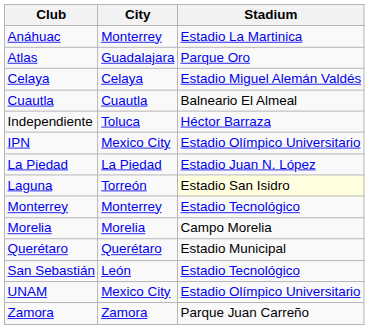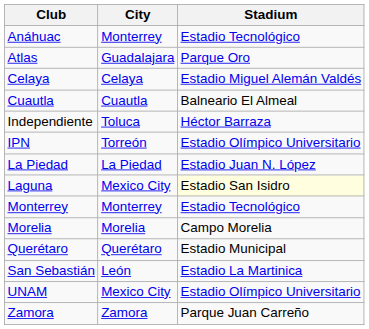(241, 36) Estadio La Martinica -> (240, 36) Estadio Tecnológico
(136, 143) Mexico City -> (124, 143) Torreón
(124, 185) Torreón -> (136, 185) Mexico City
(240, 270) Estadio Tecnológico -> (241, 270) Estadio La Martinica
